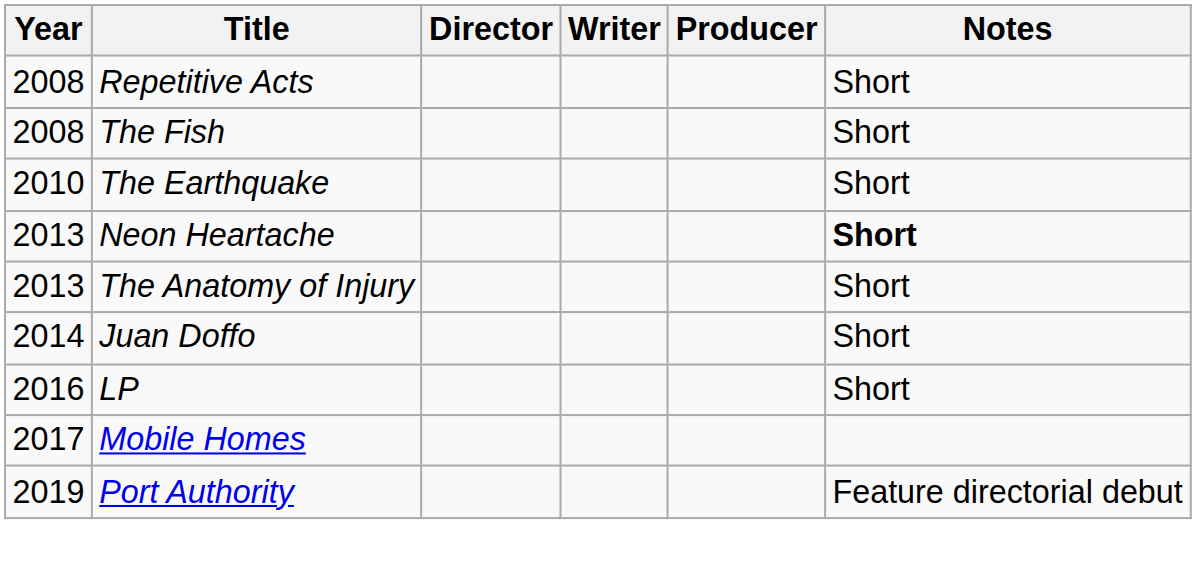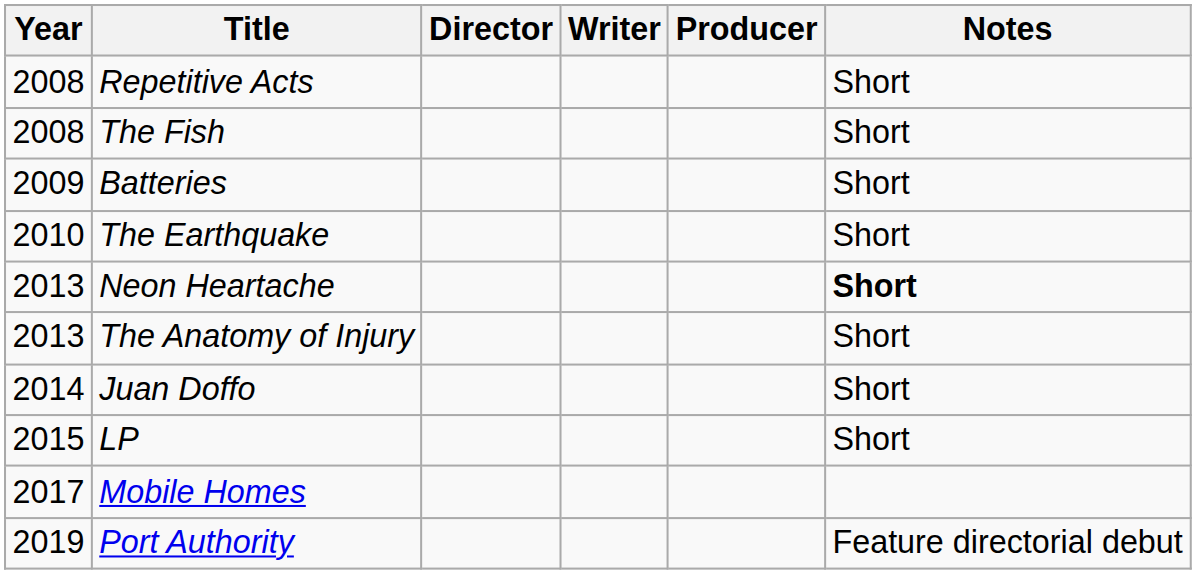+ row: (163, 183)
(48, 388) 2016 -> (48, 440) 2015
